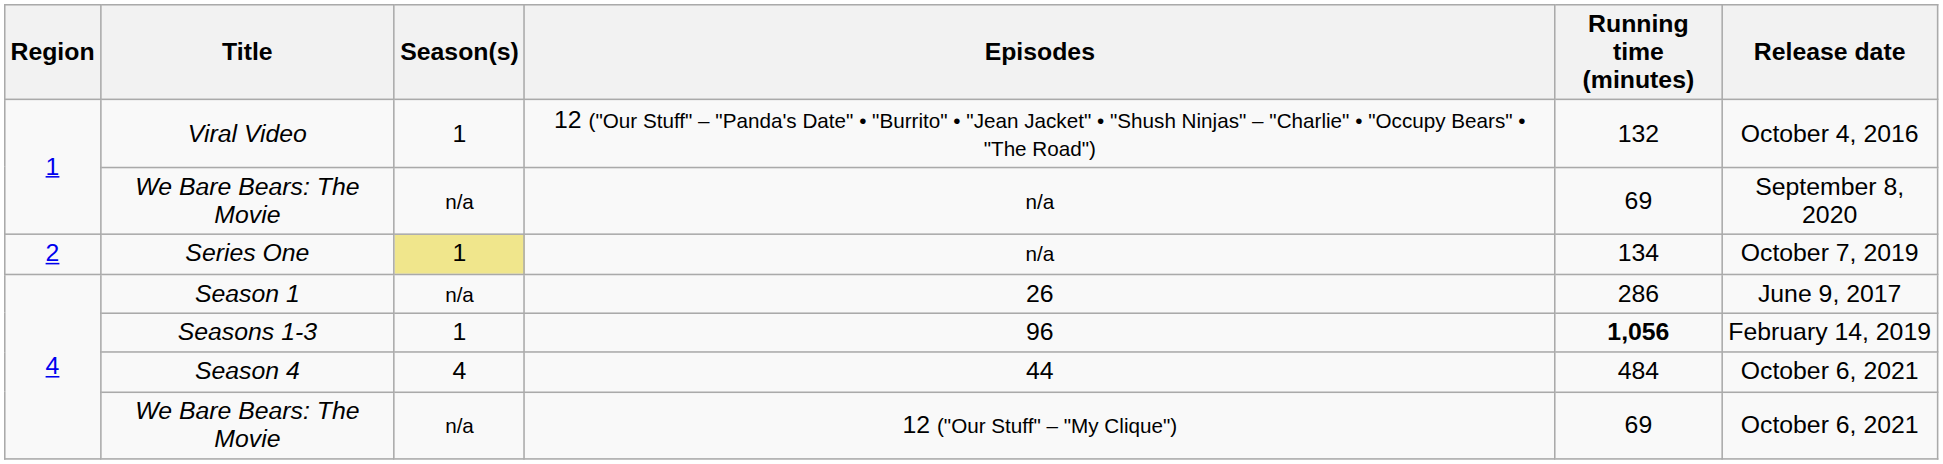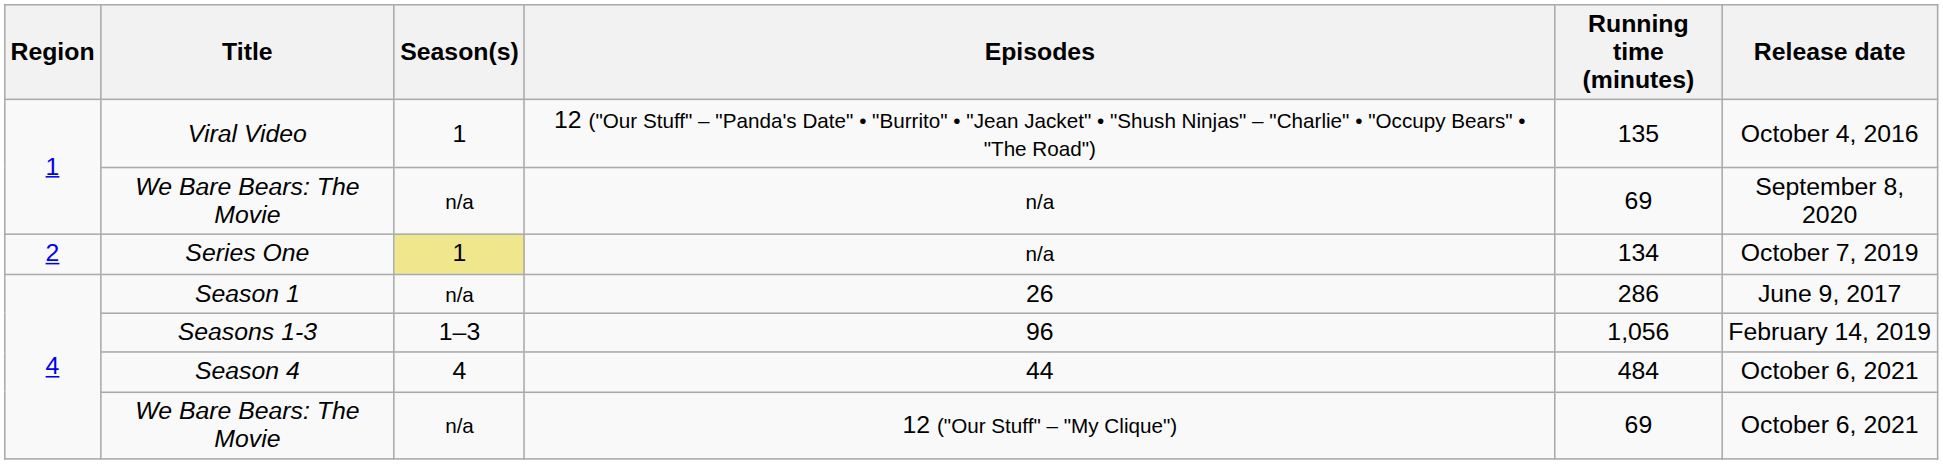(1638, 133) 132 -> (1638, 133) 135
(460, 332) 1 -> (459, 332) 1–3
(1638, 332) bold -> (1638, 332) normal
